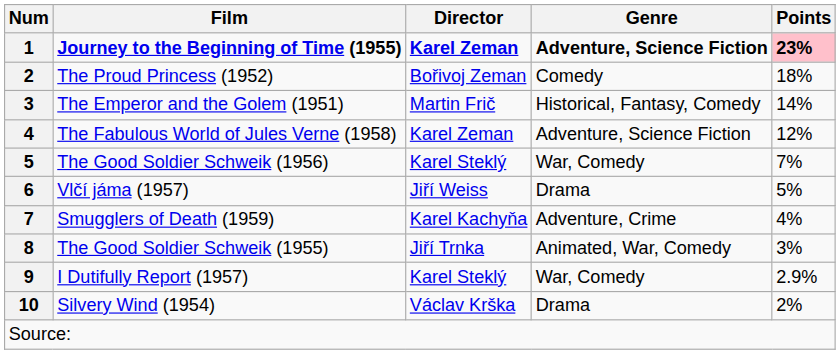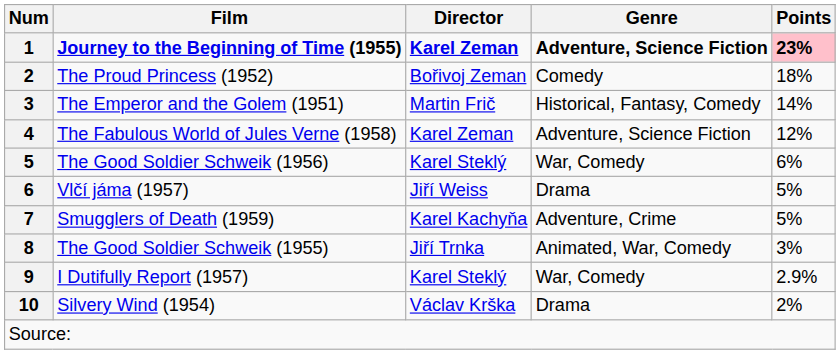(789, 162) 7% -> (789, 162) 6%
(789, 219) 4% -> (789, 219) 5%
